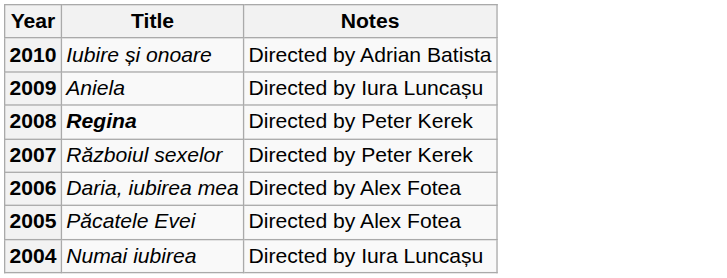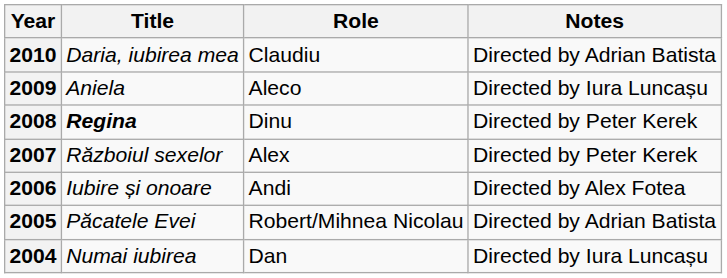+ column: (356, 21)
(139, 54) Iubire și onoare -> (153, 54) Daria, iubirea mea
(153, 188) Daria, iubirea mea -> (139, 188) Iubire și onoare
(355, 222) Directed by Alex Fotea -> (595, 222) Directed by Adrian Batista
